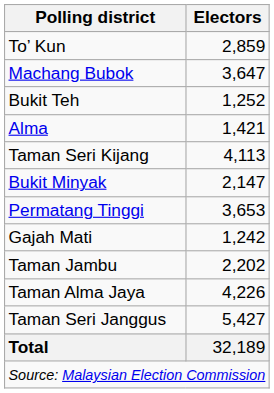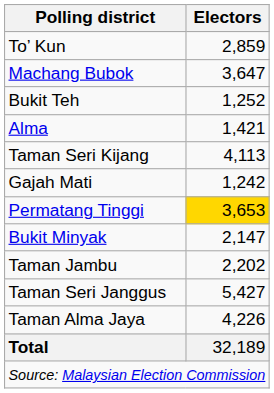rows swapped: (58, 182) <-> (50, 237)
(244, 210) no background -> (244, 210) gold background
rows swapped: (87, 319) <-> (77, 292)
